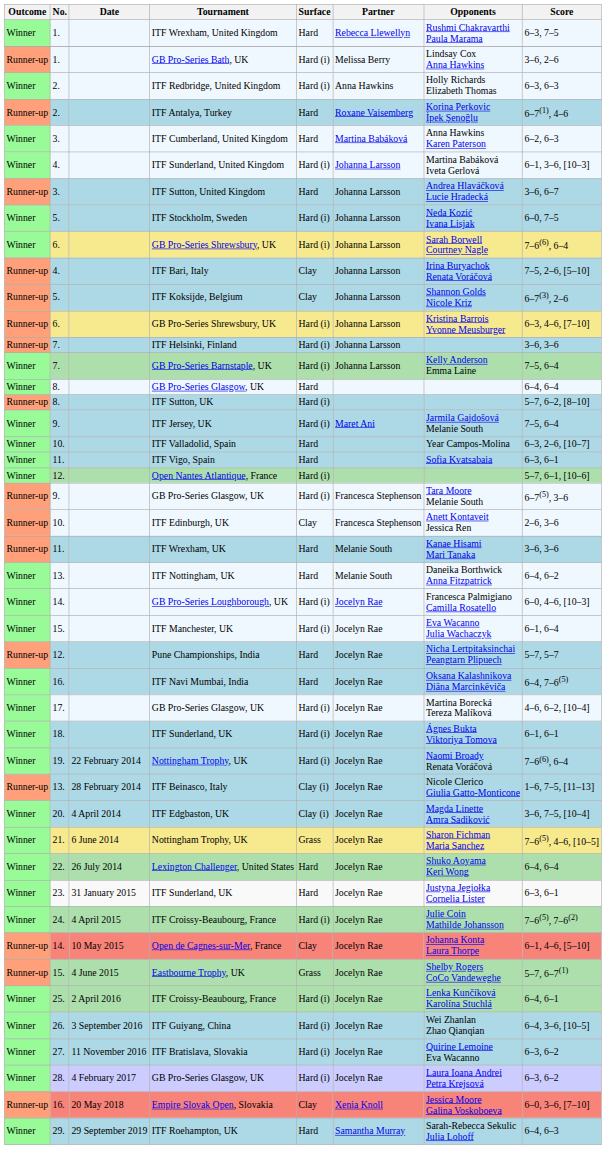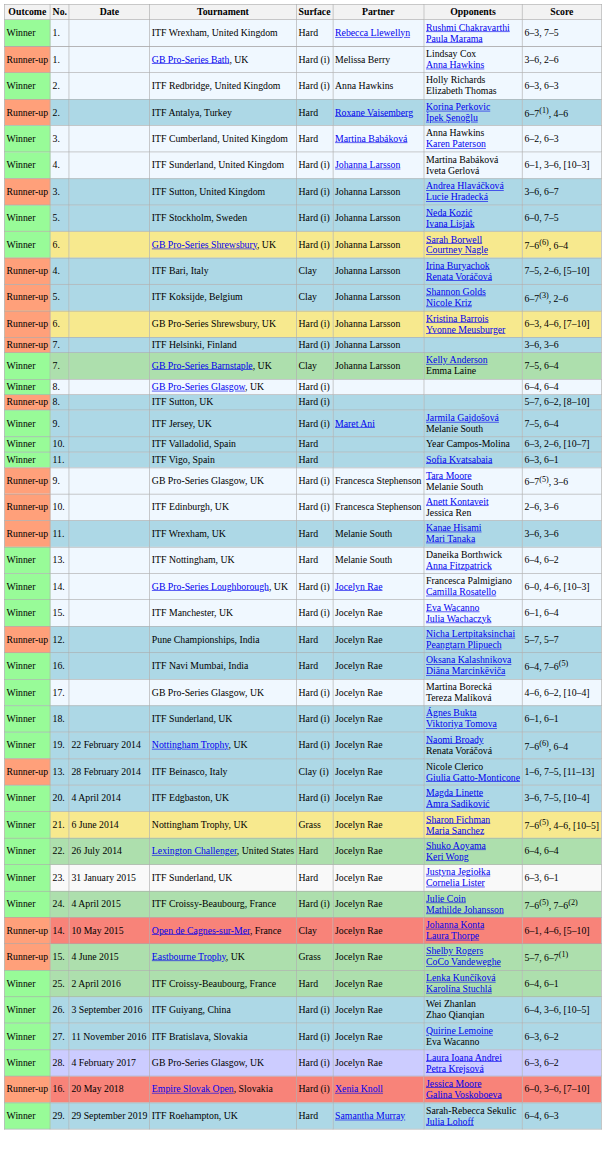(308, 191) Hard -> (314, 191) Hard (i)
(314, 366) Hard (i) -> (308, 366) Clay
(308, 387) Hard -> (314, 387) Hard (i)
- row: (59, 475)
(308, 522) Clay -> (314, 507) Hard (i)
(314, 814) Clay (i) -> (314, 798) Hard (i)
(314, 999) Hard (i) -> (308, 983) Hard
(308, 1105) Clay -> (314, 1089) Hard (i)
